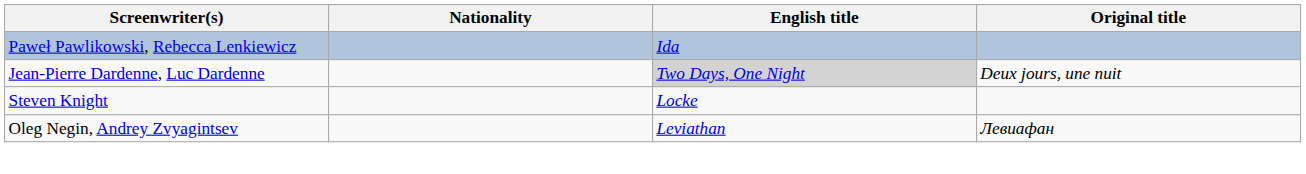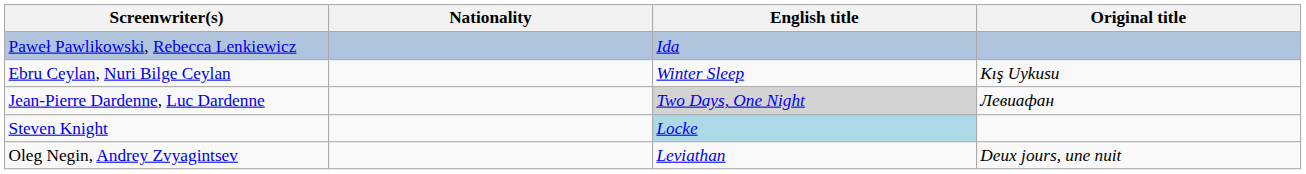+ row: (120, 73)
(1051, 73) Deux jours, une nuit -> (1017, 100) Левиафан
(677, 100) no background -> (677, 127) lightblue background
(1017, 127) Левиафан -> (1051, 155) Deux jours, une nuit
